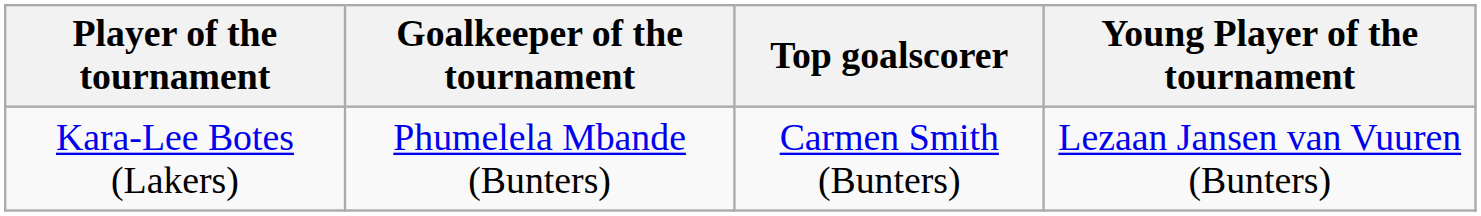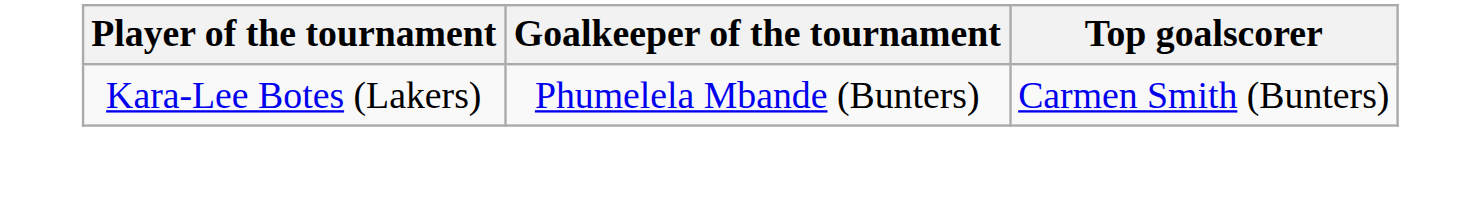- column: (1260, 55)
